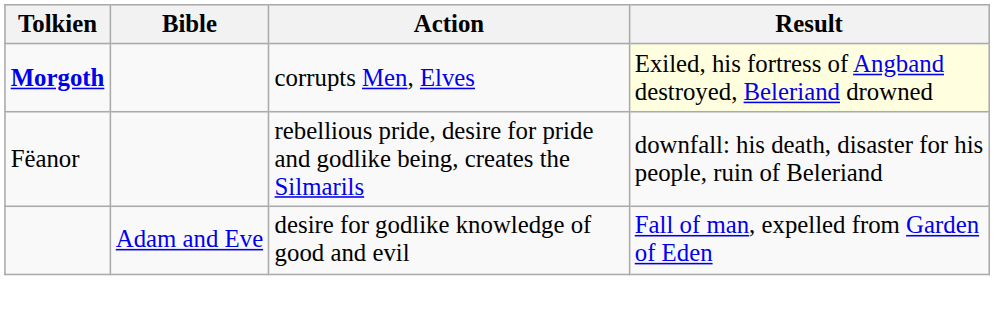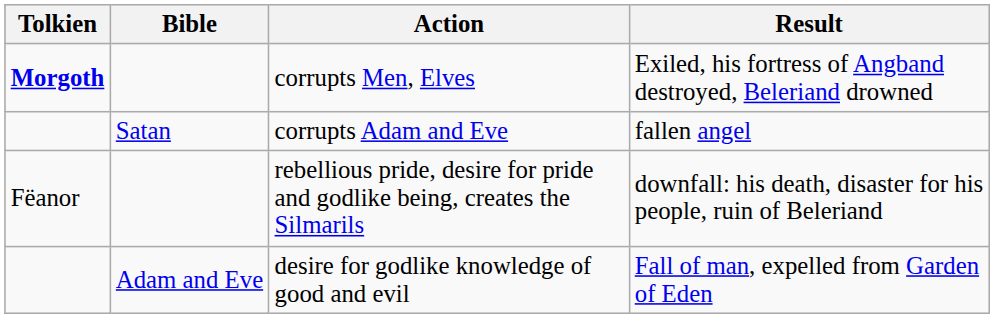(789, 77) lightyellow background -> (789, 77) no background
+ row: (391, 130)
